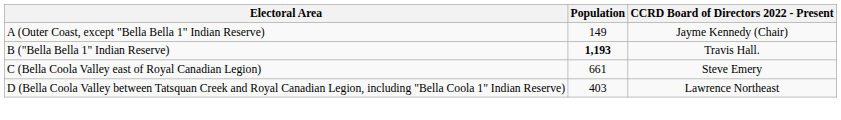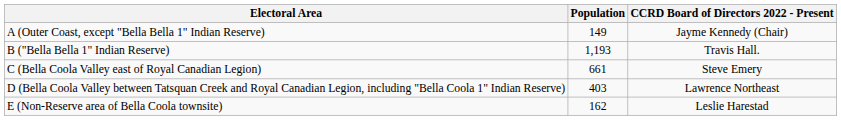(598, 50) bold -> (598, 50) normal
+ row: (115, 106)
